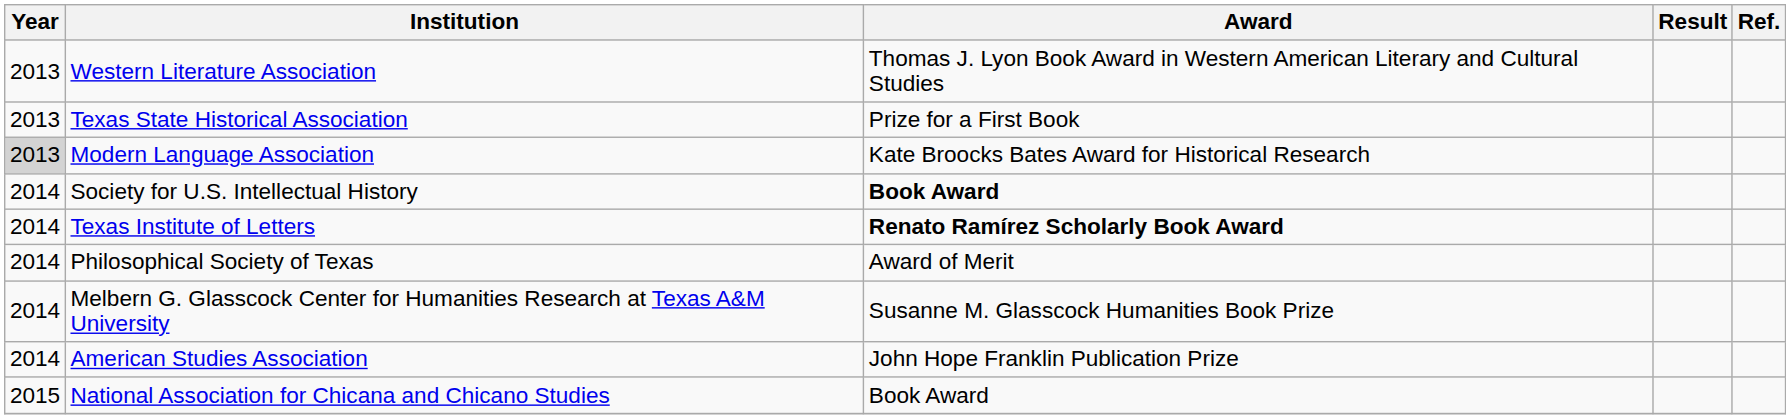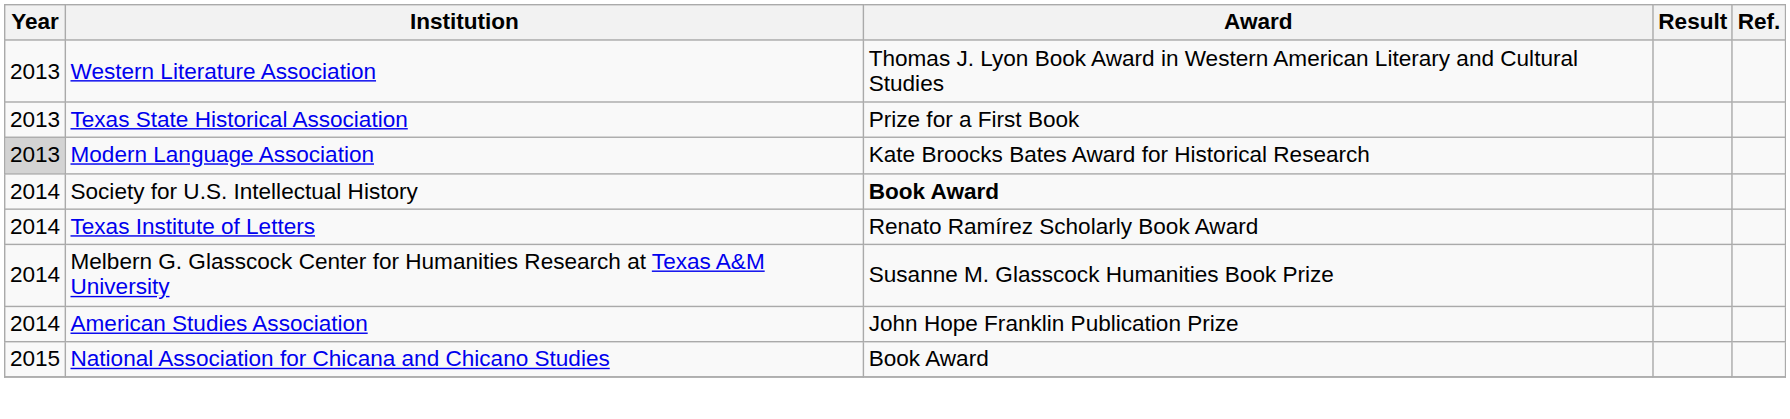(1076, 226) bold -> (1063, 226) normal
- row: (222, 262)
